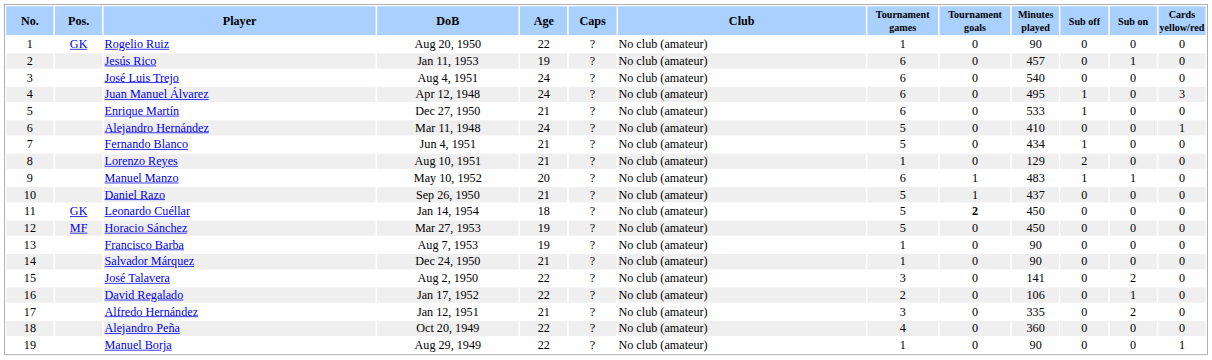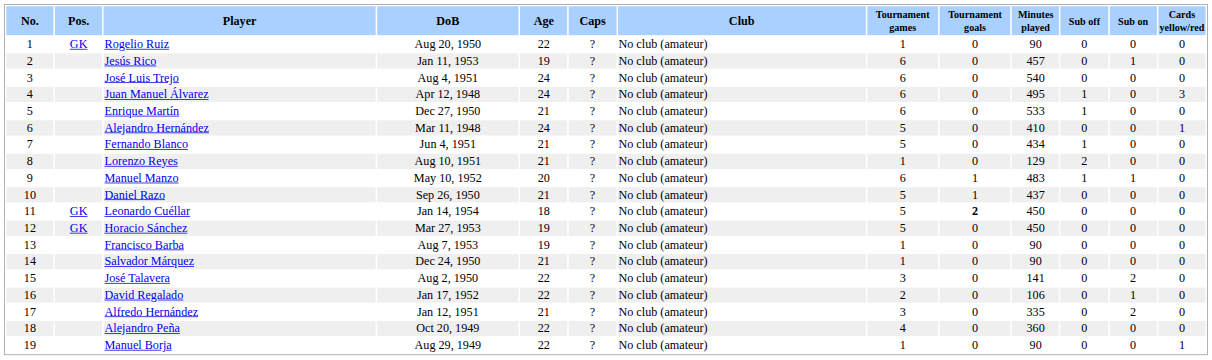(79, 228) MF -> (79, 228) GK
